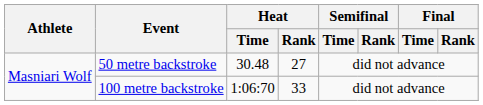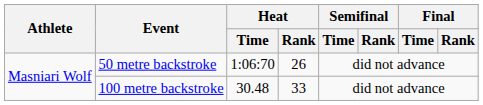(253, 64) 30.48 -> (253, 64) 1:06:70
(299, 64) 27 -> (299, 64) 26
(253, 88) 1:06:70 -> (253, 88) 30.48
